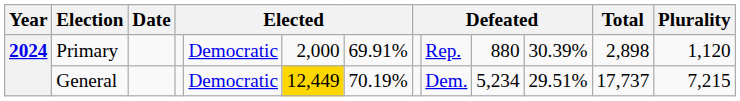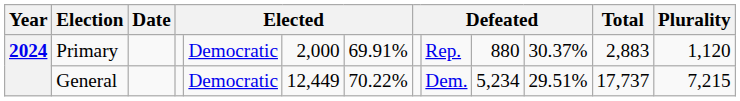(558, 50) 30.39% -> (558, 50) 30.37%
(628, 50) 2,898 -> (628, 50) 2,883
(313, 80) gold background -> (313, 80) no background
(378, 80) 70.19% -> (378, 80) 70.22%
